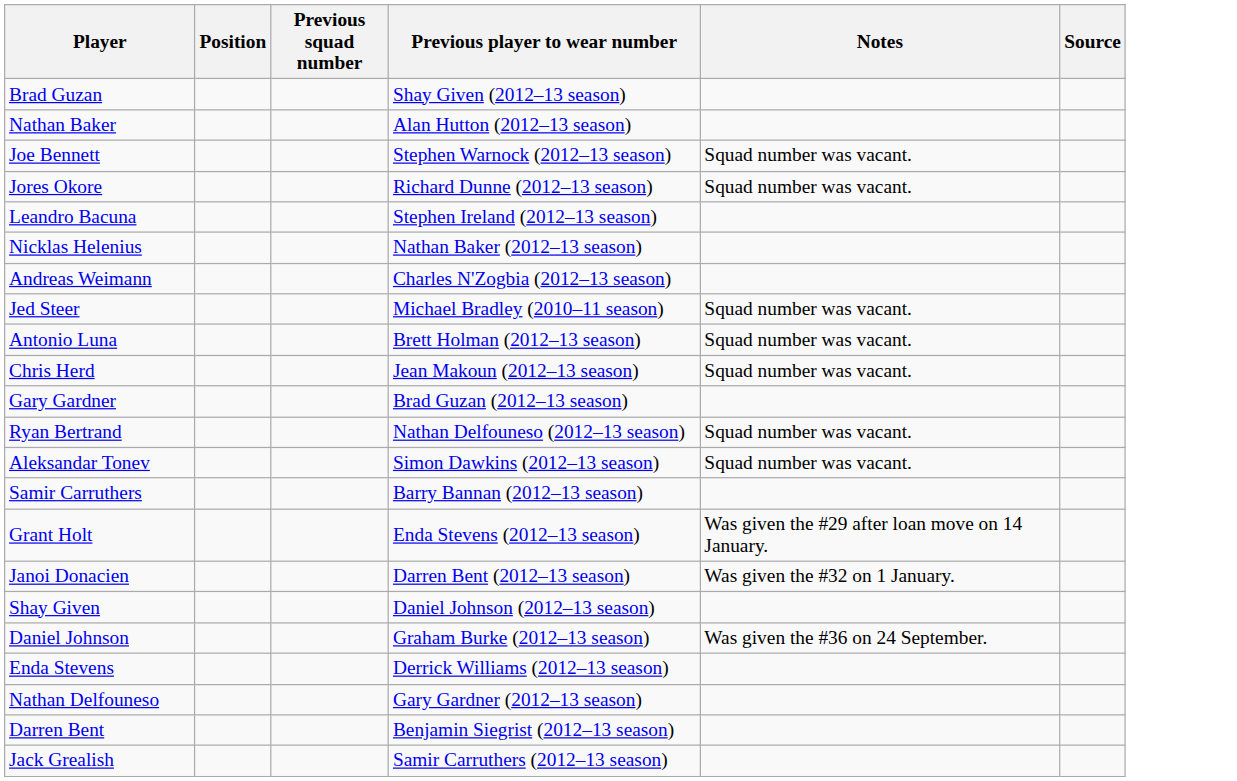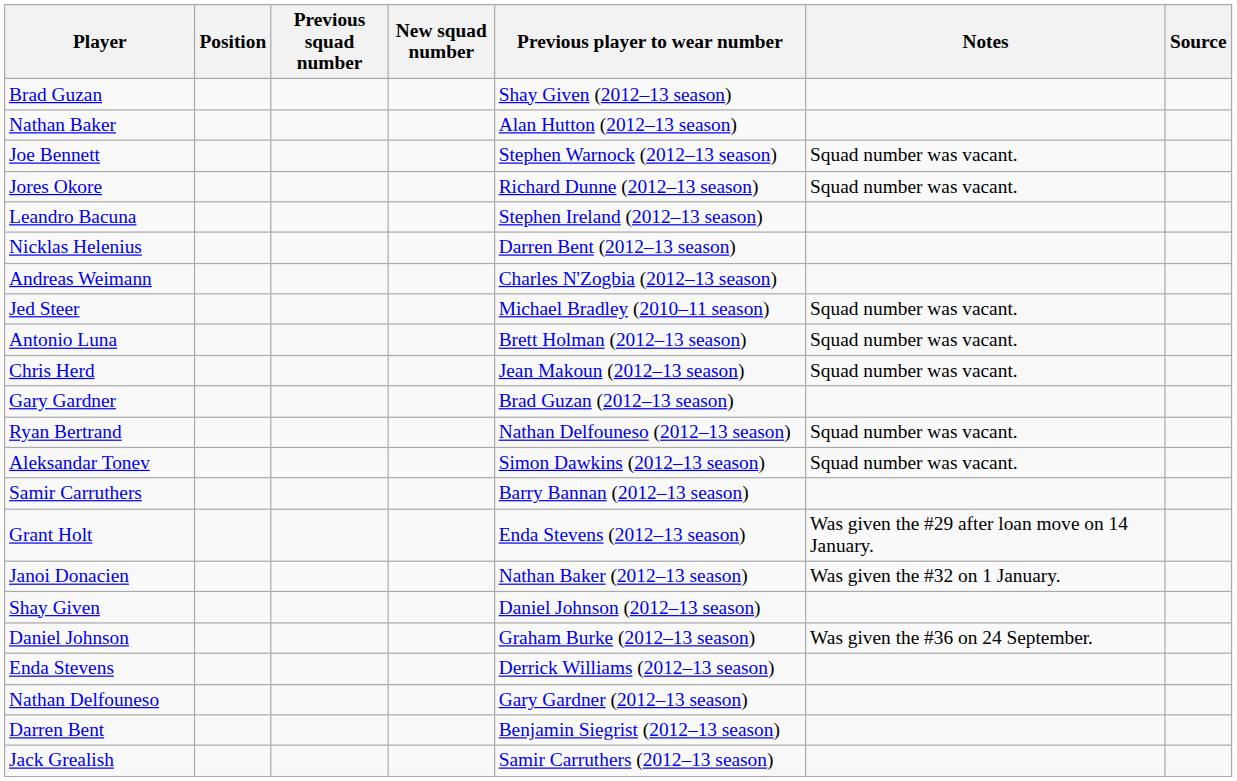+ column: (441, 41)
(517, 247) Nathan Baker (2012–13 season) -> (617, 247) Darren Bent (2012–13 season)
(511, 576) Darren Bent (2012–13 season) -> (623, 576) Nathan Baker (2012–13 season)
